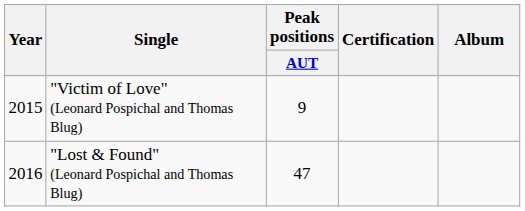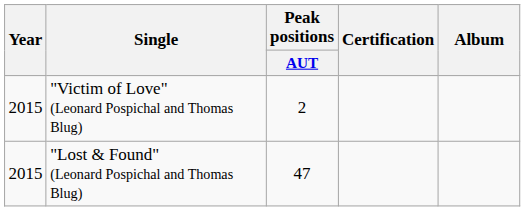(302, 108) 9 -> (302, 108) 2
(25, 173) 2016 -> (25, 173) 2015
